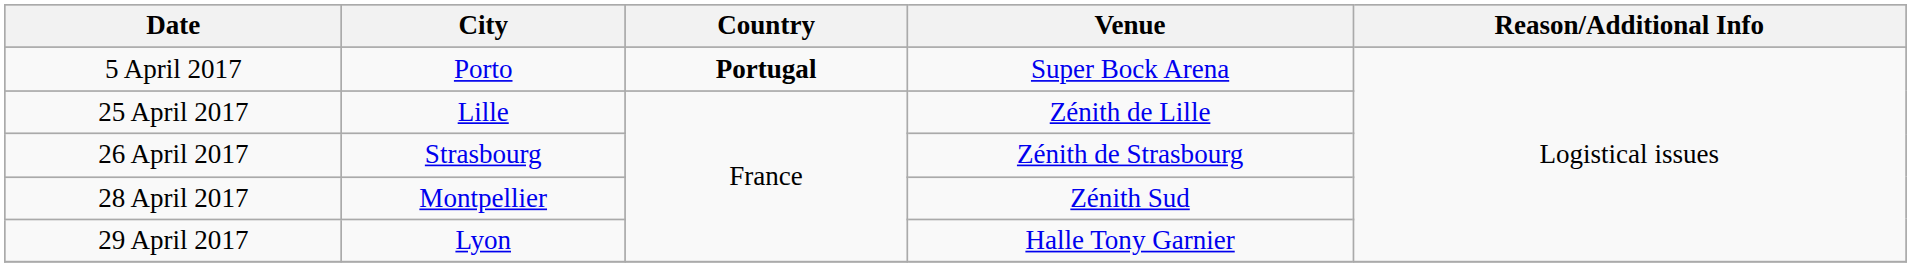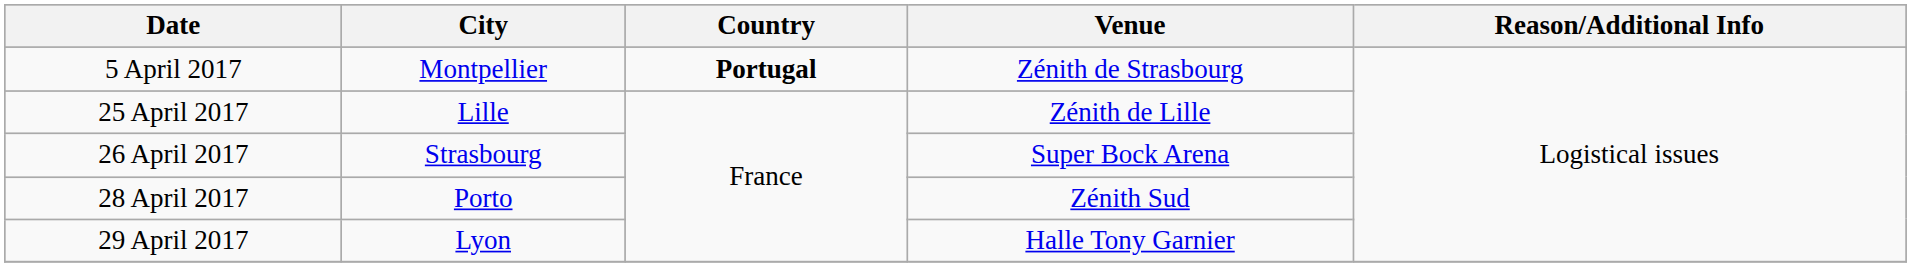(483, 68) Porto -> (483, 68) Montpellier
(1130, 68) Super Bock Arena -> (1130, 68) Zénith de Strasbourg
(1130, 154) Zénith de Strasbourg -> (1130, 154) Super Bock Arena
(483, 197) Montpellier -> (483, 197) Porto
